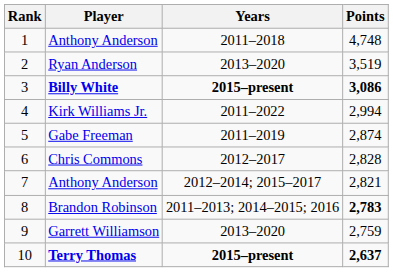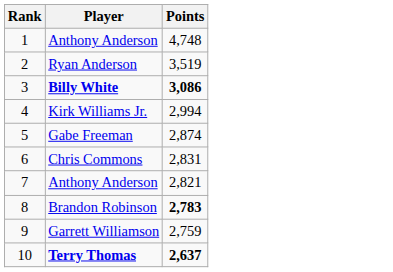- column: (253, 16)
(365, 159) 2,828 -> (185, 159) 2,831
